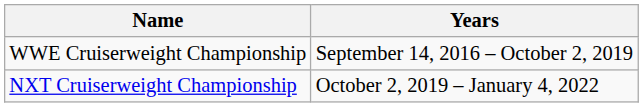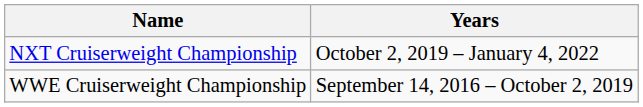rows swapped: (158, 53) <-> (153, 85)
